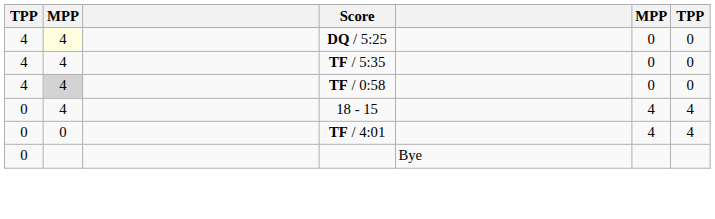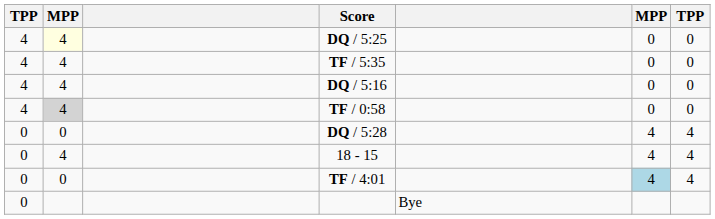+ row: (357, 86)
+ row: (357, 132)
(651, 132) no background -> (651, 179) lightblue background
